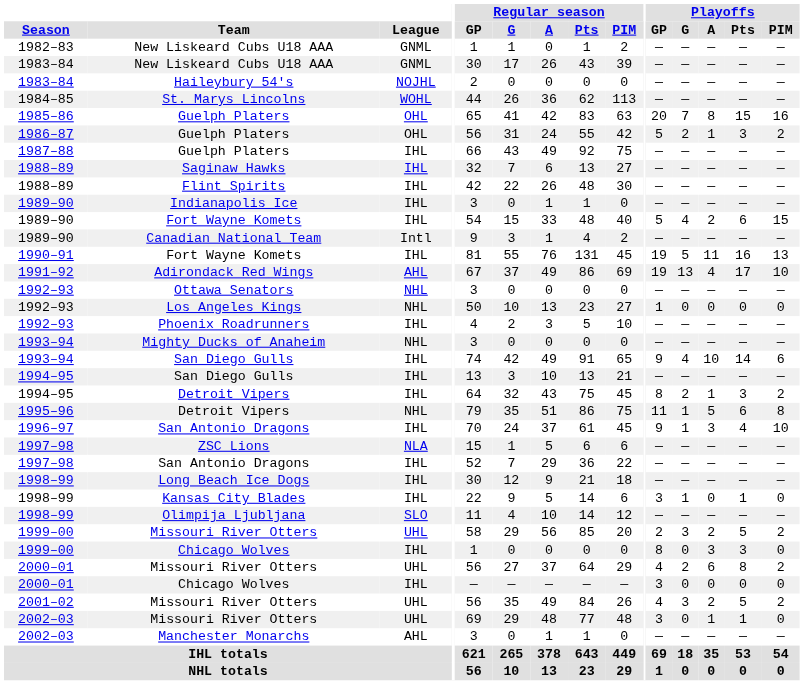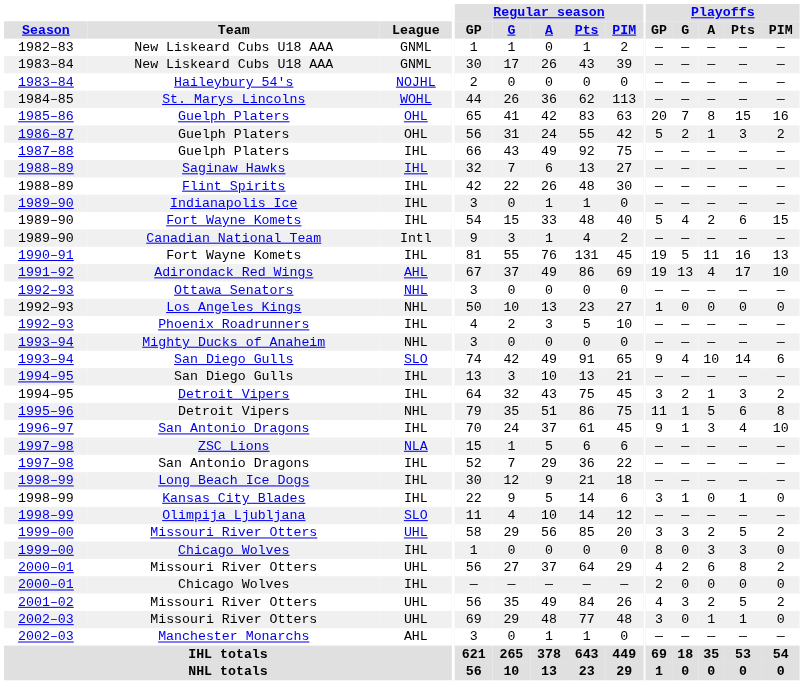(416, 359) IHL -> (416, 359) SLO
(659, 394) 8 -> (659, 394) 3
(659, 533) 2 -> (659, 533) 3
(659, 585) 3 -> (659, 585) 2
